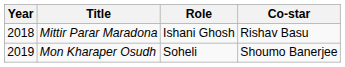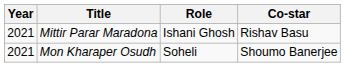(21, 33) 2018 -> (21, 33) 2021
(21, 52) 2019 -> (21, 52) 2021
